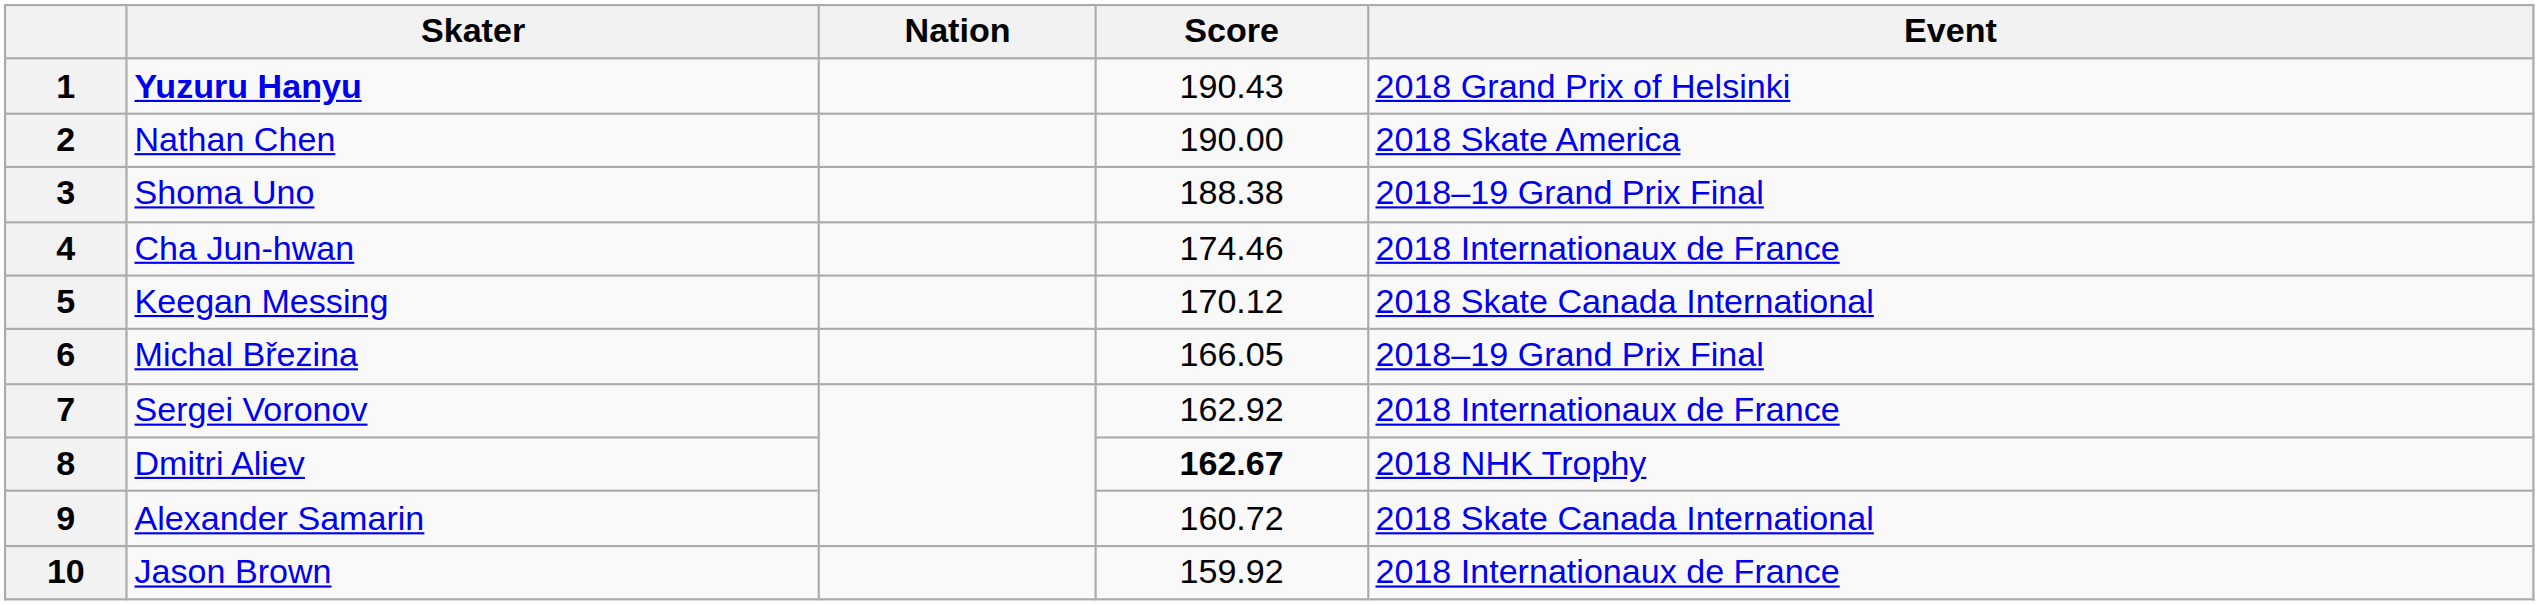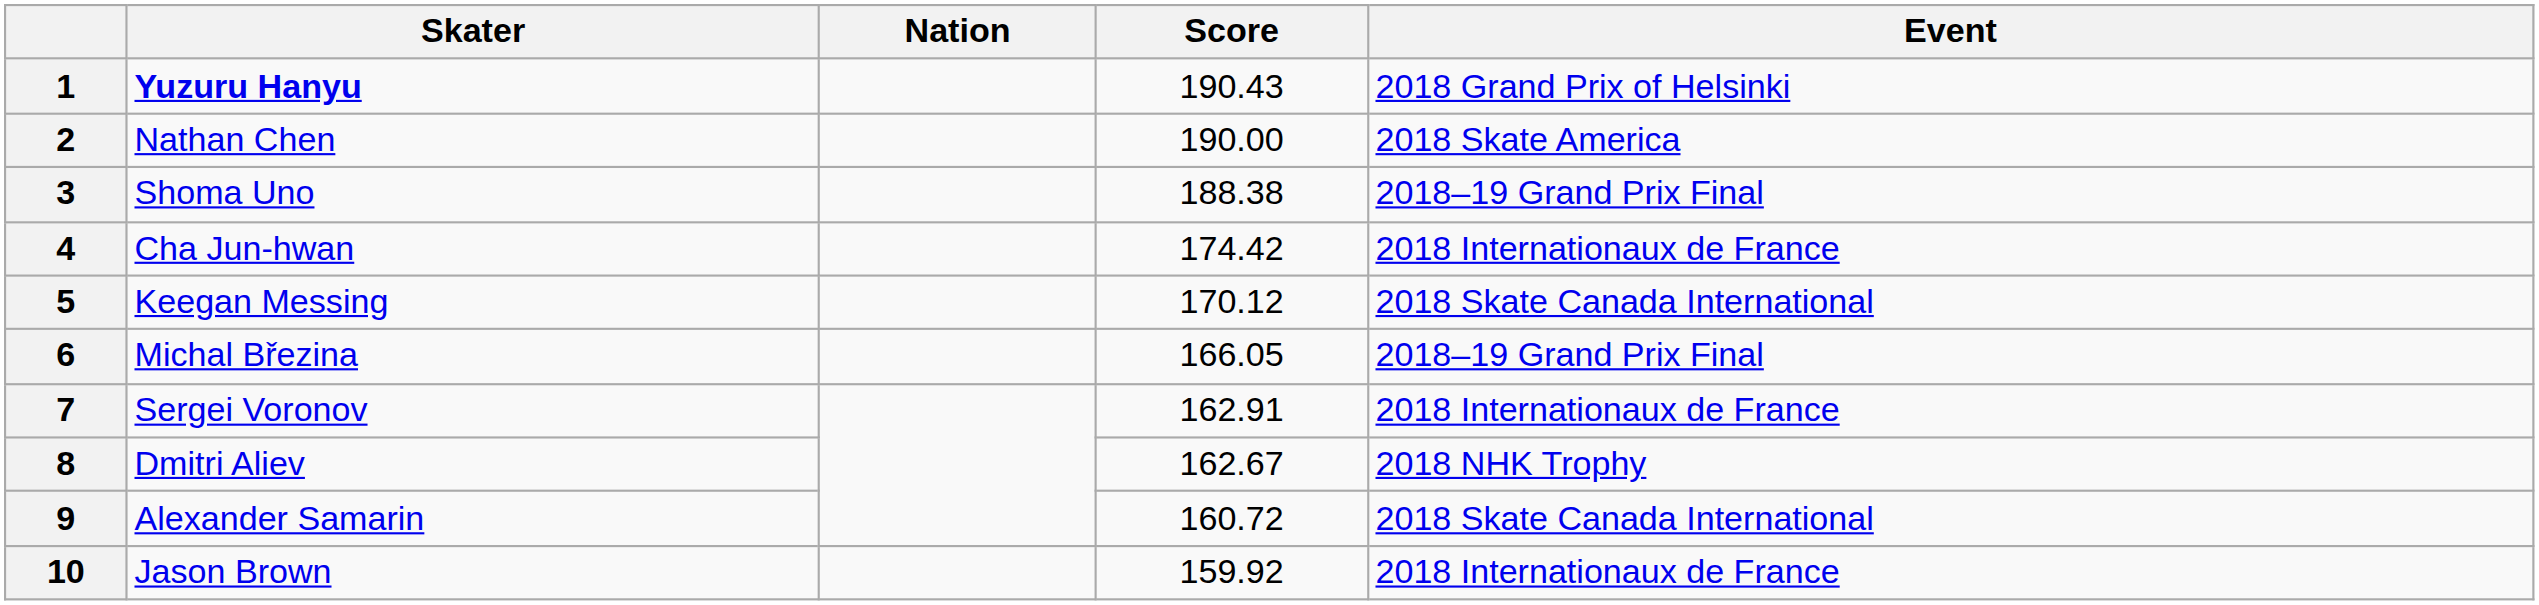(1232, 247) 174.46 -> (1232, 247) 174.42
(1232, 409) 162.92 -> (1232, 409) 162.91
(1232, 463) bold -> (1232, 463) normal
